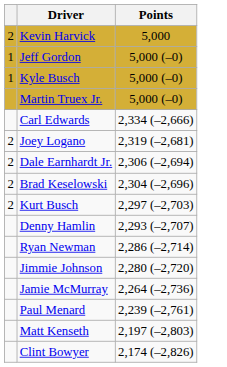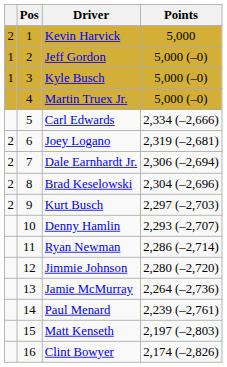+ column: (29, 15)
